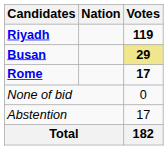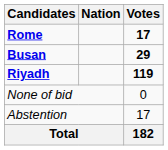rows swapped: (28, 34) <-> (25, 74)
(143, 54) khaki background -> (143, 54) no background
